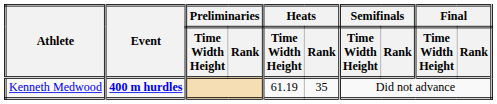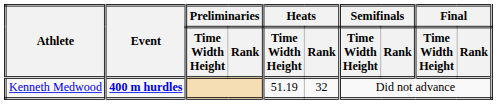(284, 88) 61.19 -> (284, 88) 51.19
(322, 88) 35 -> (322, 88) 32
